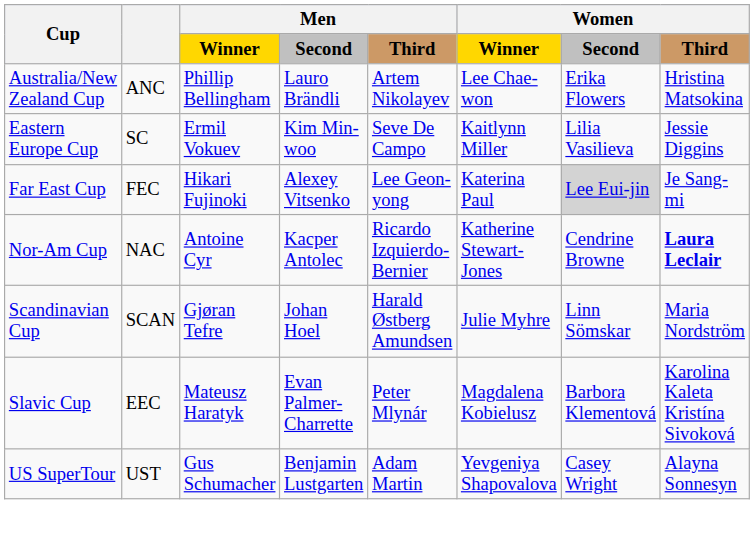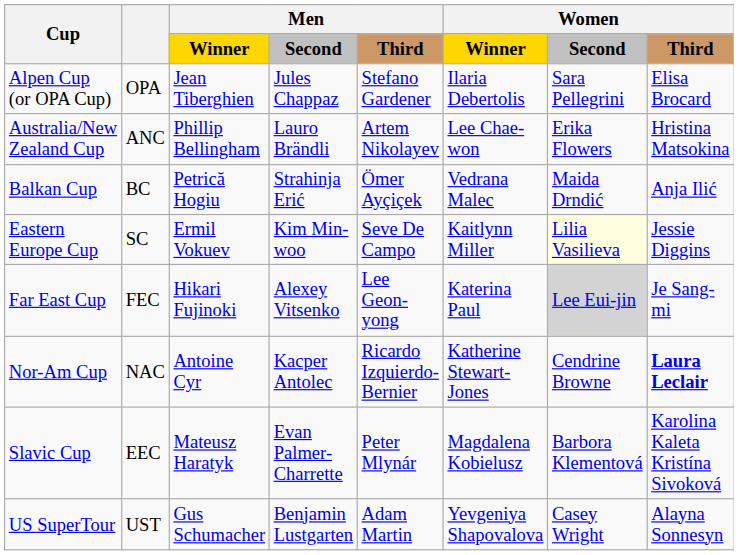+ row: (60, 88)
+ row: (53, 189)
(599, 138) no background -> (586, 239) lightyellow background
- row: (59, 321)
